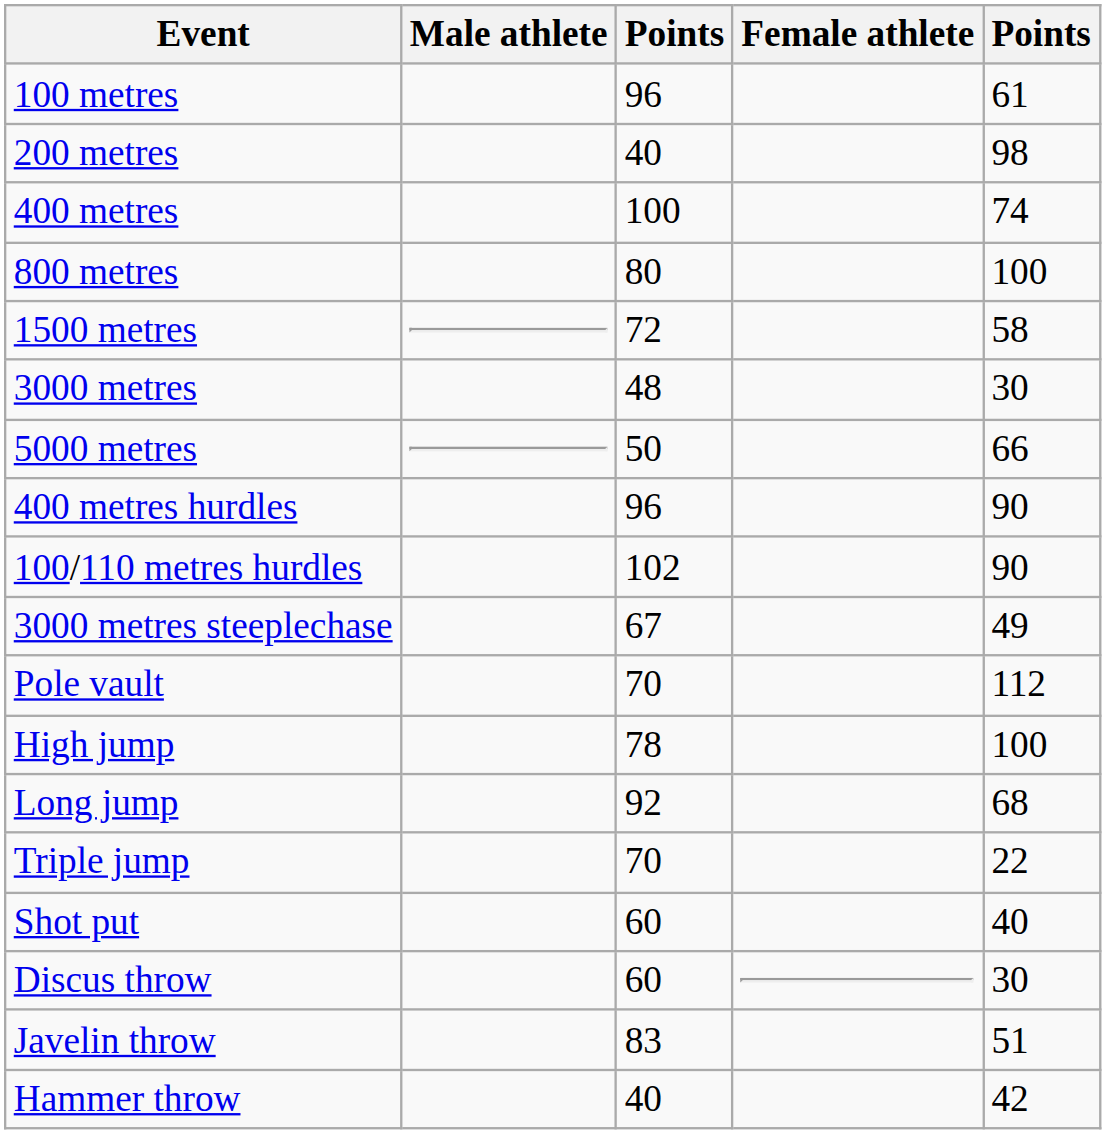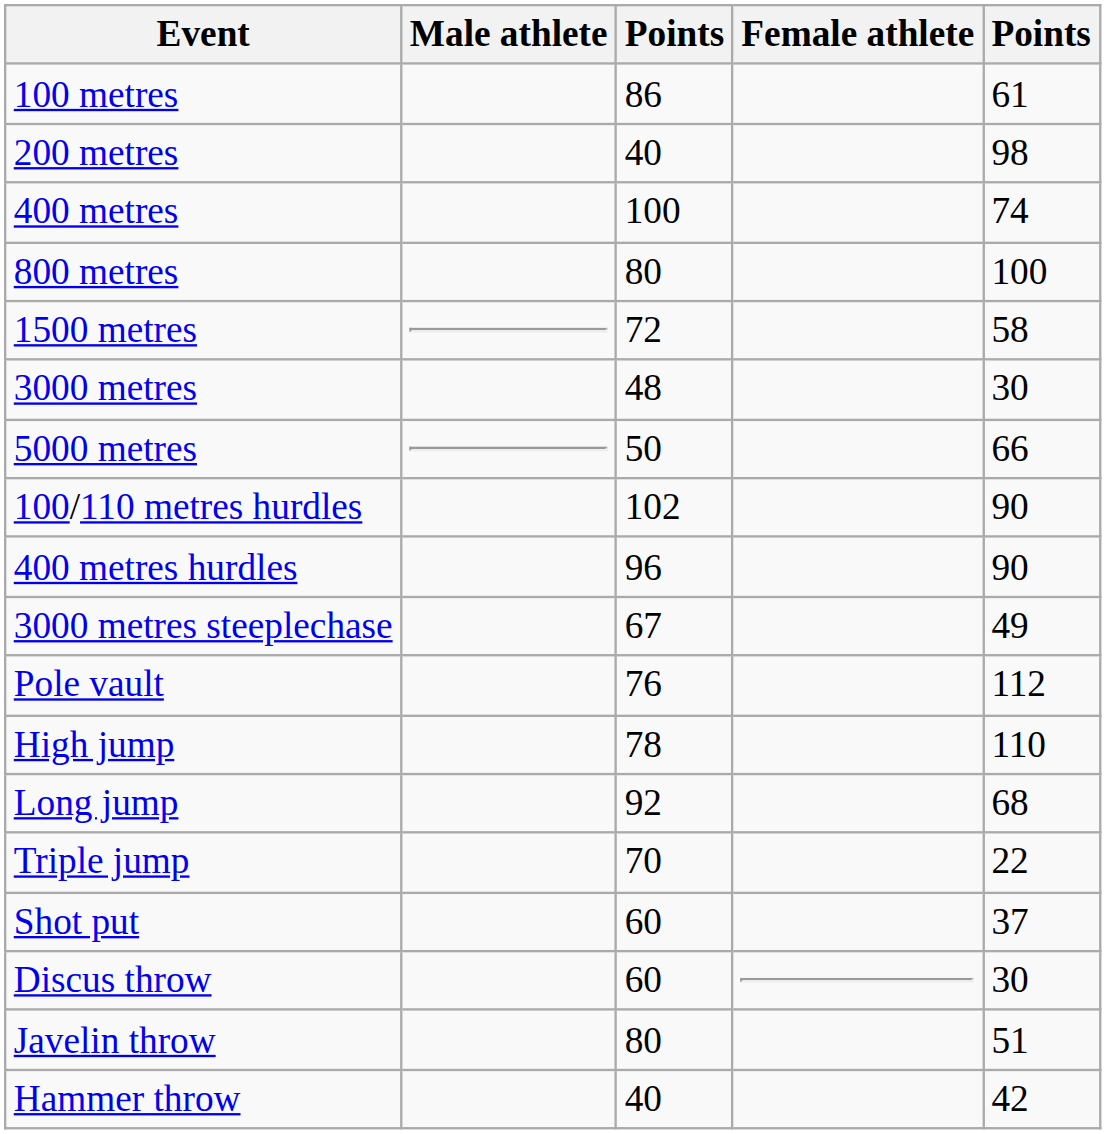(643, 93) 96 -> (643, 93) 86
rows swapped: (188, 566) <-> (156, 507)
(643, 684) 70 -> (643, 684) 76
(1019, 743) 100 -> (1019, 743) 110
(1010, 920) 40 -> (1010, 920) 37
(643, 1039) 83 -> (643, 1039) 80
